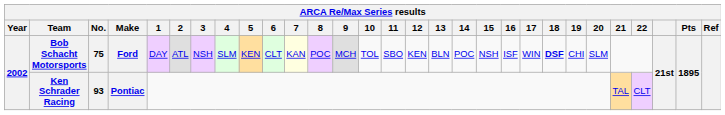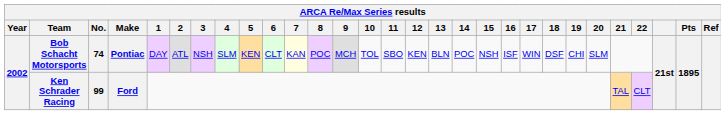(99, 54) 75 -> (99, 54) 74
(128, 54) Ford -> (128, 54) Pontiac
(554, 54) bold -> (554, 54) normal
(99, 91) 93 -> (99, 91) 99
(128, 91) Pontiac -> (128, 91) Ford
